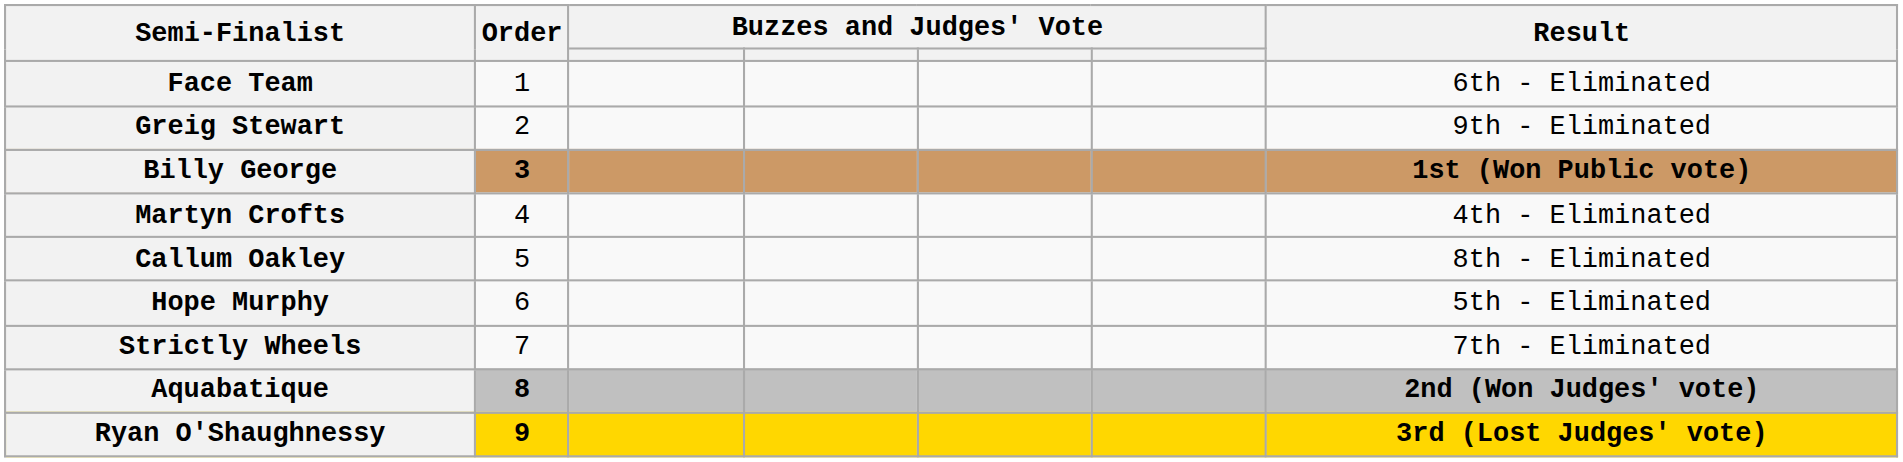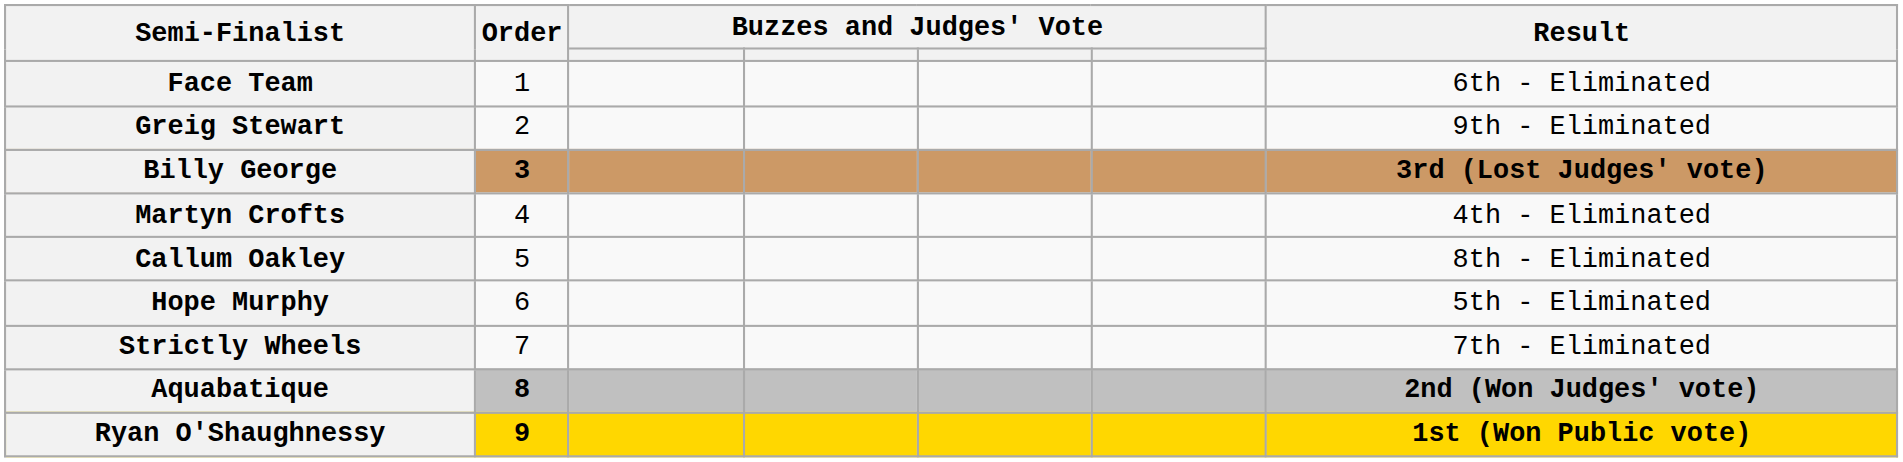(1582, 171) 1st (Won Public vote) -> (1582, 171) 3rd (Lost Judges' vote)
(1582, 434) 3rd (Lost Judges' vote) -> (1582, 434) 1st (Won Public vote)
